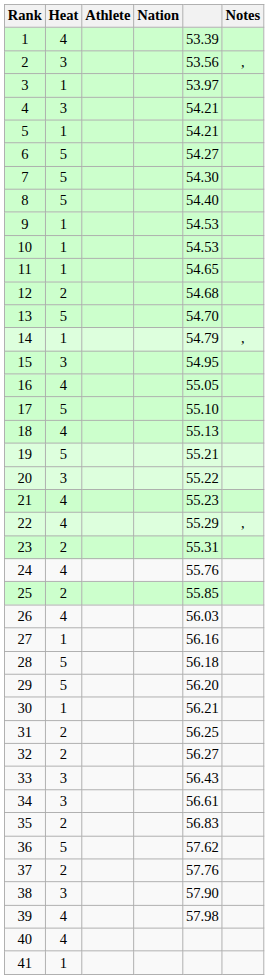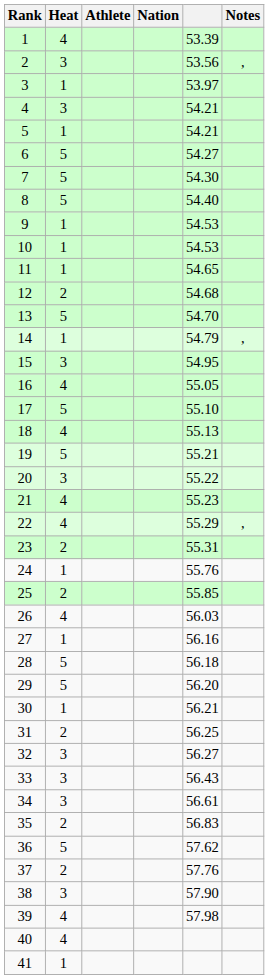(63, 570) 4 -> (63, 570) 1
(63, 754) 2 -> (63, 754) 3
